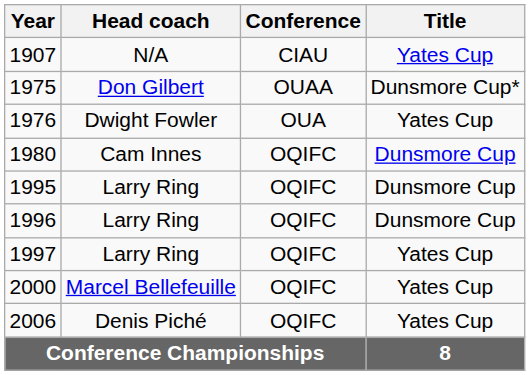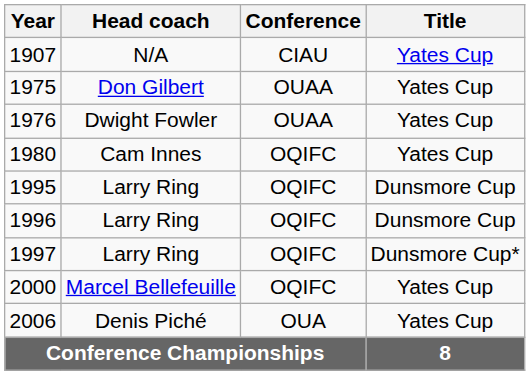(445, 87) Dunsmore Cup* -> (445, 87) Yates Cup
(303, 120) OUA -> (303, 120) OUAA
(445, 154) Dunsmore Cup -> (445, 154) Yates Cup
(445, 253) Yates Cup -> (445, 253) Dunsmore Cup*
(303, 320) OQIFC -> (303, 320) OUA
